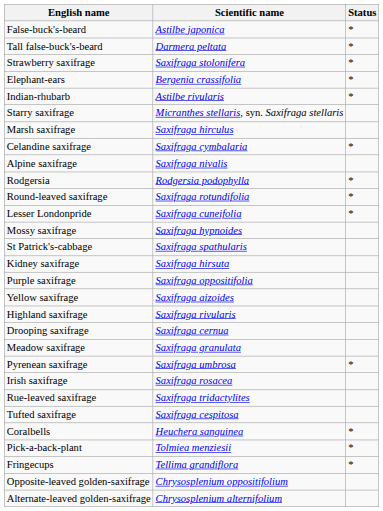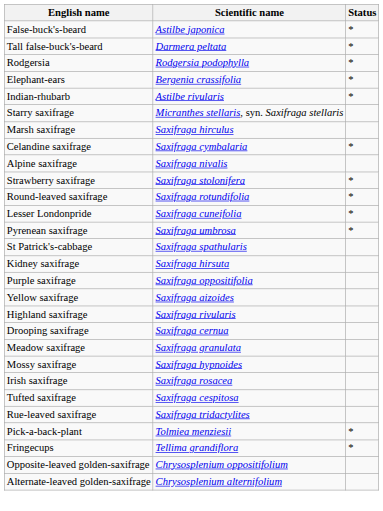rows swapped: (28, 180) <-> (51, 63)
rows swapped: (47, 364) <-> (42, 230)
rows swapped: (41, 414) <-> (51, 398)
- row: (28, 431)
